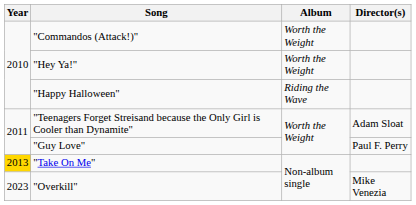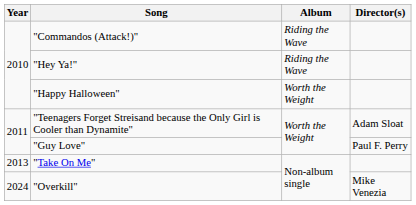(305, 36) Worth the Weight -> (306, 36) Riding the Wave
(305, 65) Worth the Weight -> (306, 65) Riding the Wave
(306, 94) Riding the Wave -> (305, 94) Worth the Weight
(18, 163) gold background -> (18, 163) no background
(18, 186) 2023 -> (18, 186) 2024
